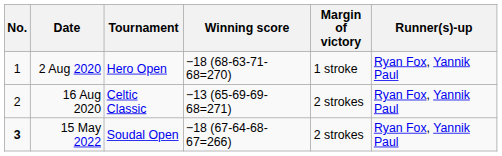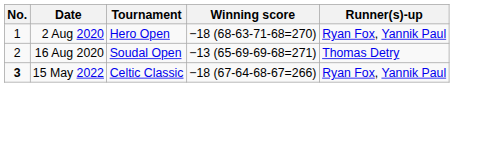- column: (341, 28)
(127, 102) Celtic Classic -> (146, 53) Soudal Open
(422, 102) Ryan Fox, Yannik Paul -> (361, 53) Thomas Detry
(143, 135) Soudal Open -> (147, 73) Celtic Classic
